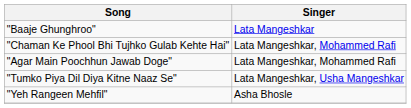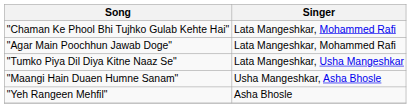- row: (51, 29)
+ row: (93, 78)
